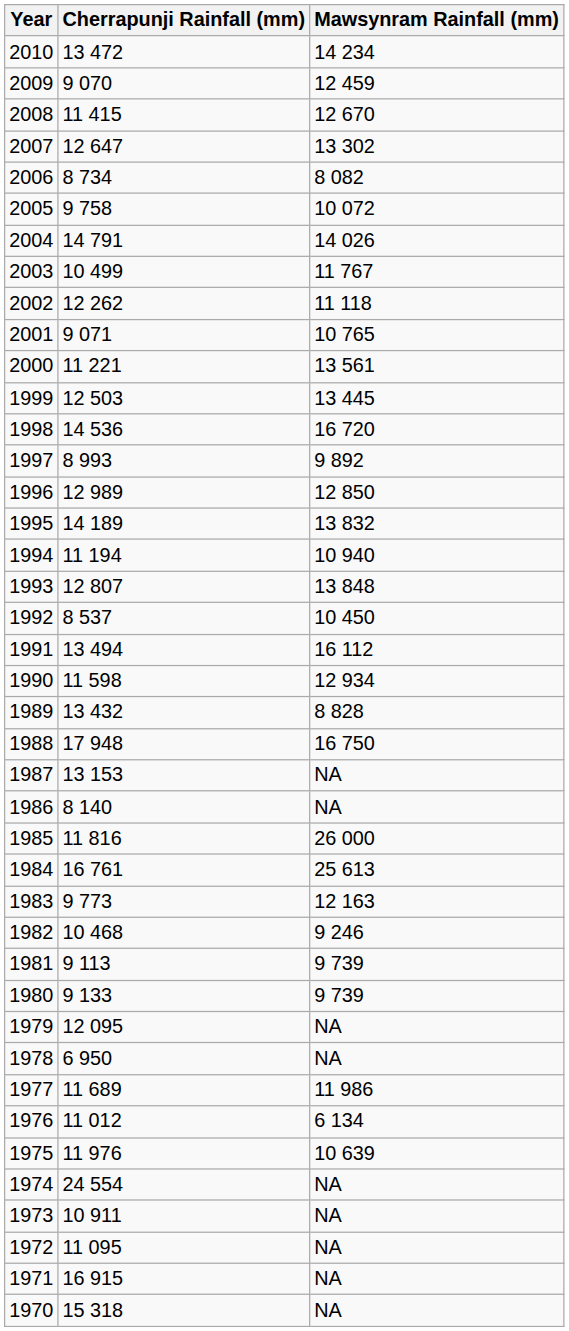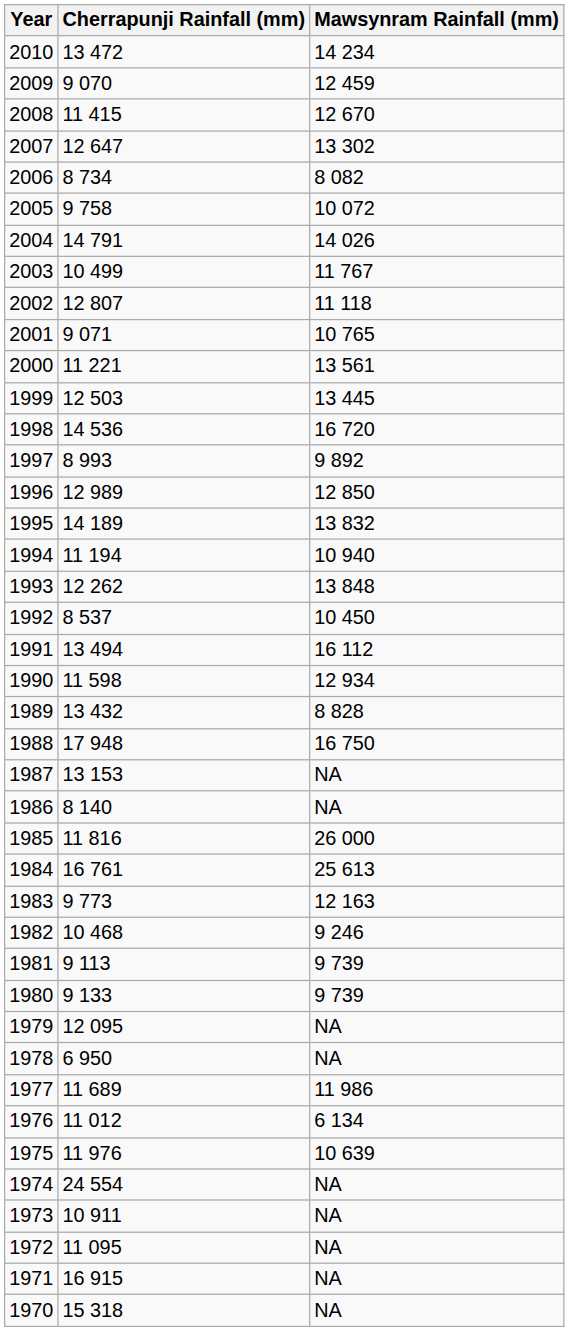(93, 303) 12 262 -> (93, 303) 12 807
(93, 586) 12 807 -> (93, 586) 12 262
